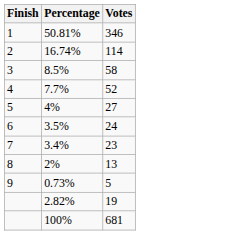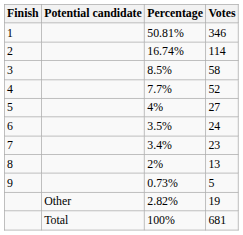+ column: (93, 13)
